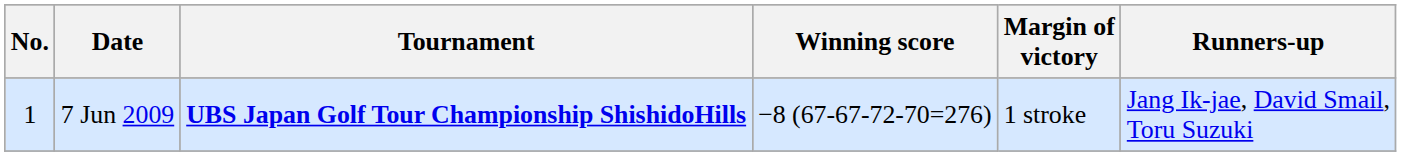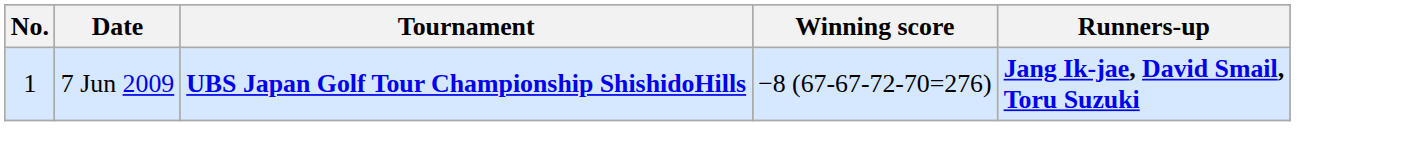- column: (1059, 41)
(1258, 114) normal -> (1144, 83) bold
